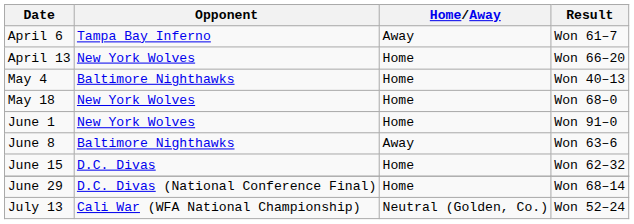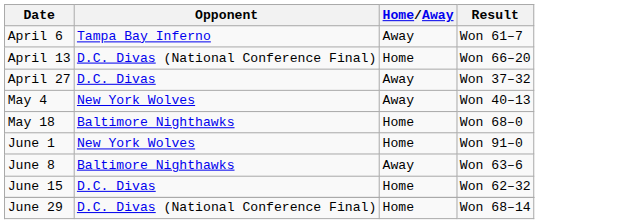(136, 58) New York Wolves -> (227, 58) D.C. Divas (National Conference Final)
+ row: (39, 79)
(156, 79) Baltimore Nighthawks -> (136, 101) New York Wolves
(398, 79) Home -> (398, 101) Away
(136, 101) New York Wolves -> (156, 122) Baltimore Nighthawks
- row: (35, 208)
